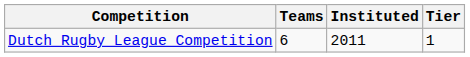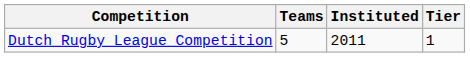(284, 40) 6 -> (284, 40) 5
